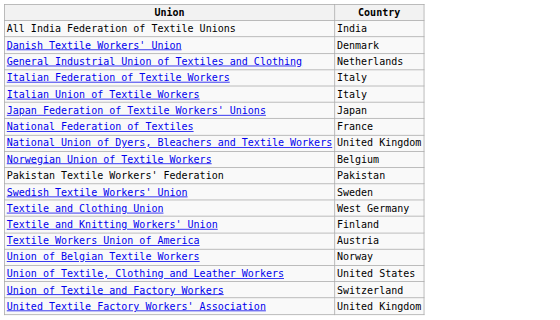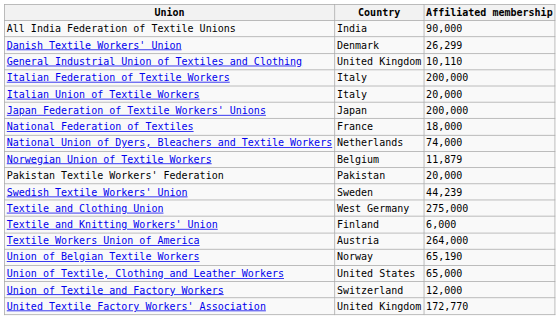+ column: (489, 13)
(370, 61) Netherlands -> (379, 61) United Kingdom
(379, 143) United Kingdom -> (370, 143) Netherlands
